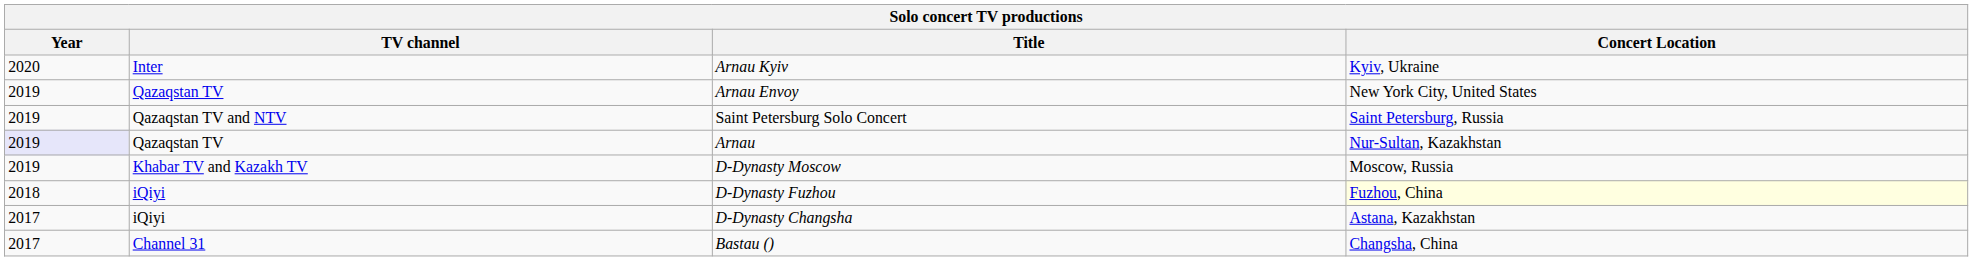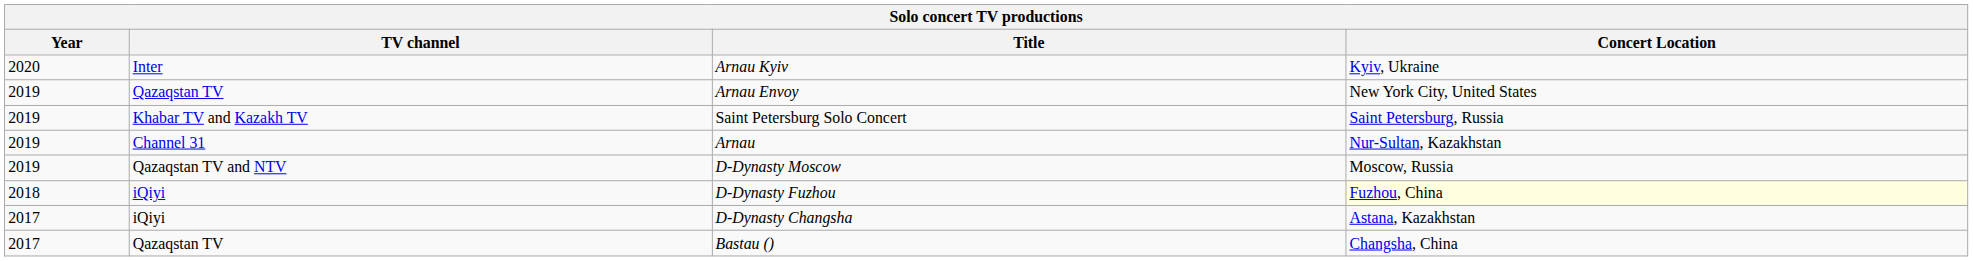(210, 117) Qazaqstan TV and NTV -> (220, 117) Khabar TV and Kazakh TV
(24, 142) lavender background -> (24, 142) no background
(178, 142) Qazaqstan TV -> (169, 142) Channel 31
(220, 167) Khabar TV and Kazakh TV -> (210, 167) Qazaqstan TV and NTV
(169, 243) Channel 31 -> (178, 243) Qazaqstan TV
